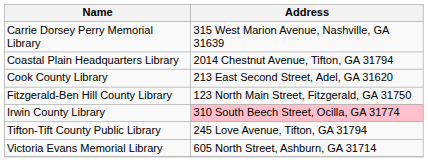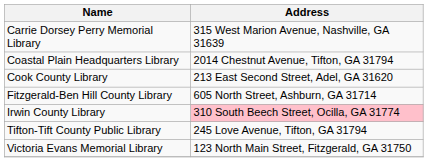(302, 95) 123 North Main Street, Fitzgerald, GA 31750 -> (285, 95) 605 North Street, Ashburn, GA 31714
(285, 148) 605 North Street, Ashburn, GA 31714 -> (302, 148) 123 North Main Street, Fitzgerald, GA 31750
